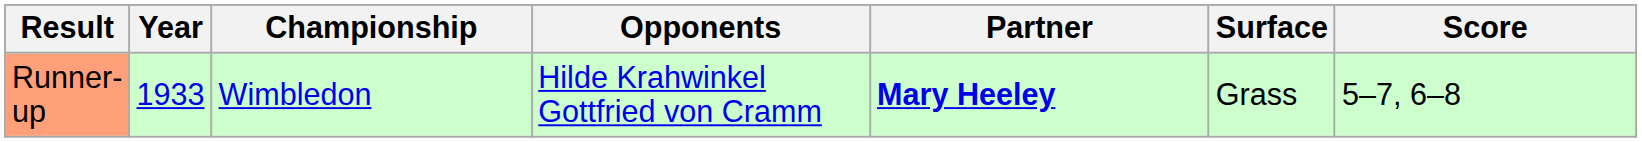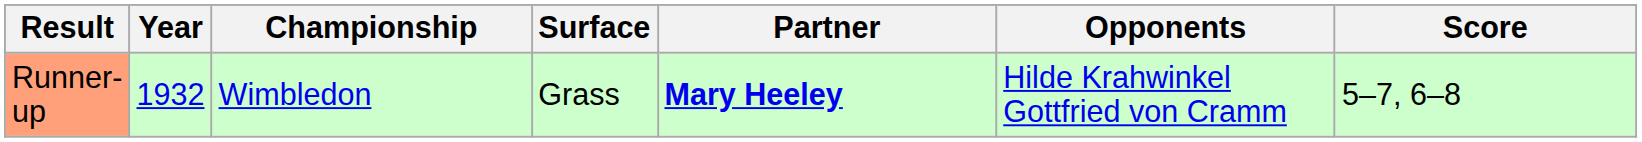columns swapped: (1272, 28) <-> (701, 28)
(170, 94) 1933 -> (170, 94) 1932
